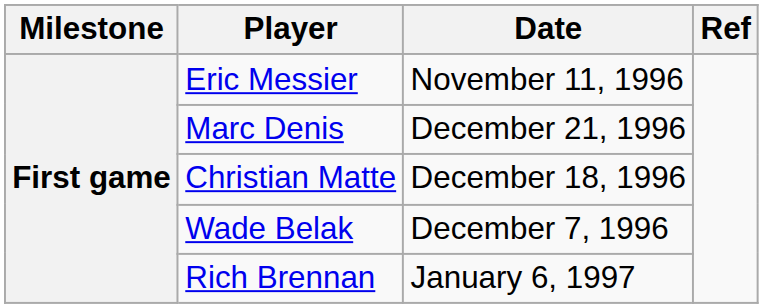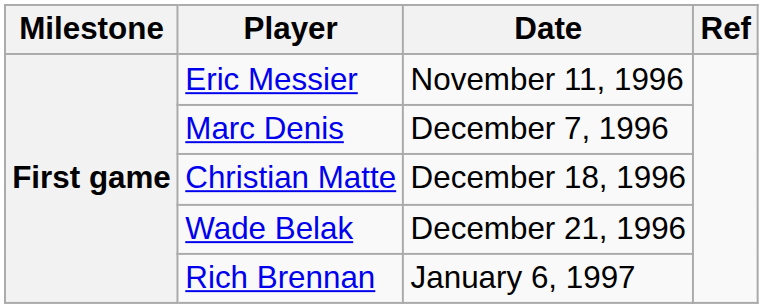(548, 128) December 21, 1996 -> (540, 128) December 7, 1996
(540, 228) December 7, 1996 -> (548, 228) December 21, 1996
